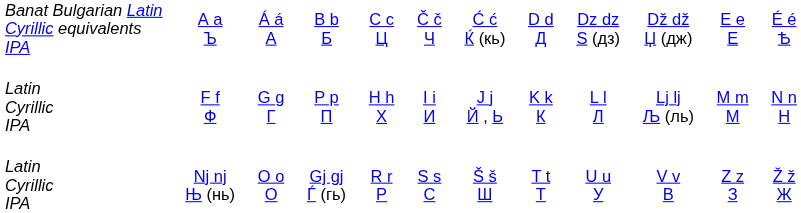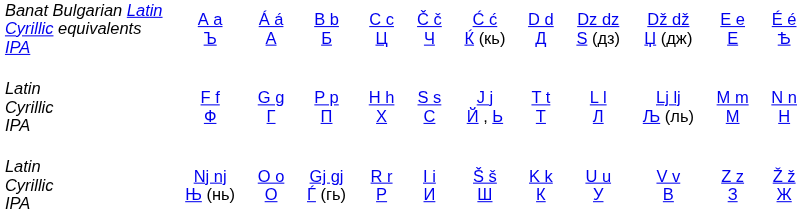(429, 107) I i И -> (429, 107) S s С
(541, 107) K k К -> (541, 107) T t Т
(429, 185) S s С -> (429, 185) I i И
(541, 185) T t Т -> (541, 185) K k К
